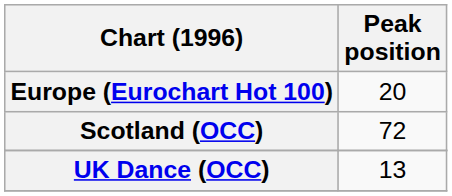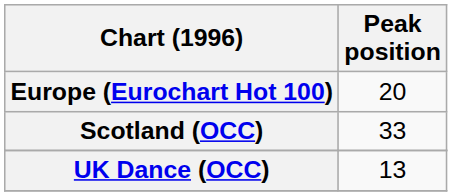(393, 130) 72 -> (393, 130) 33
